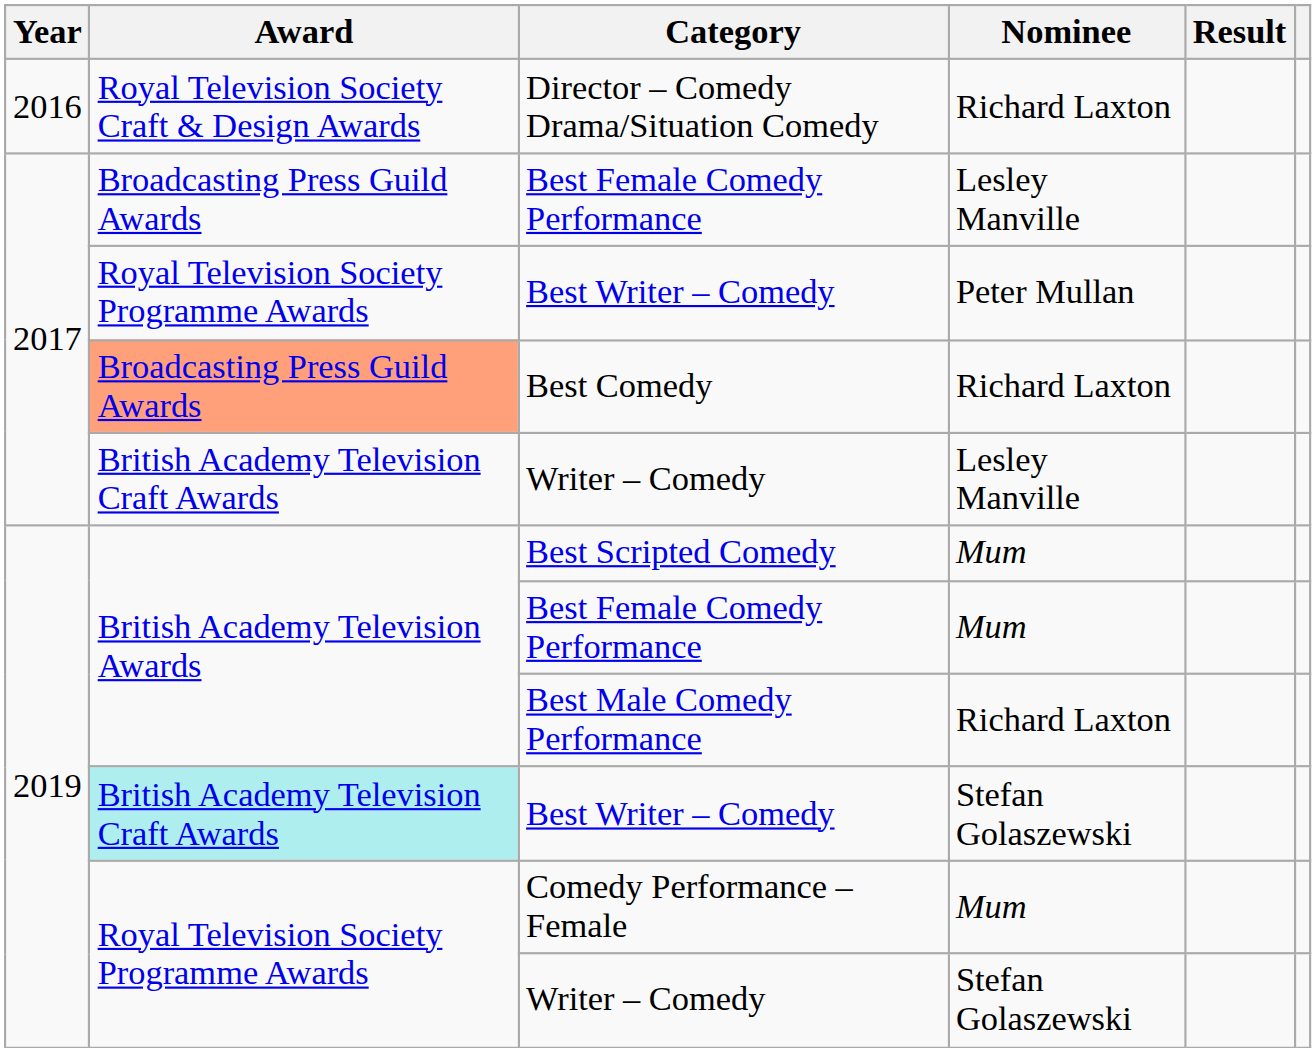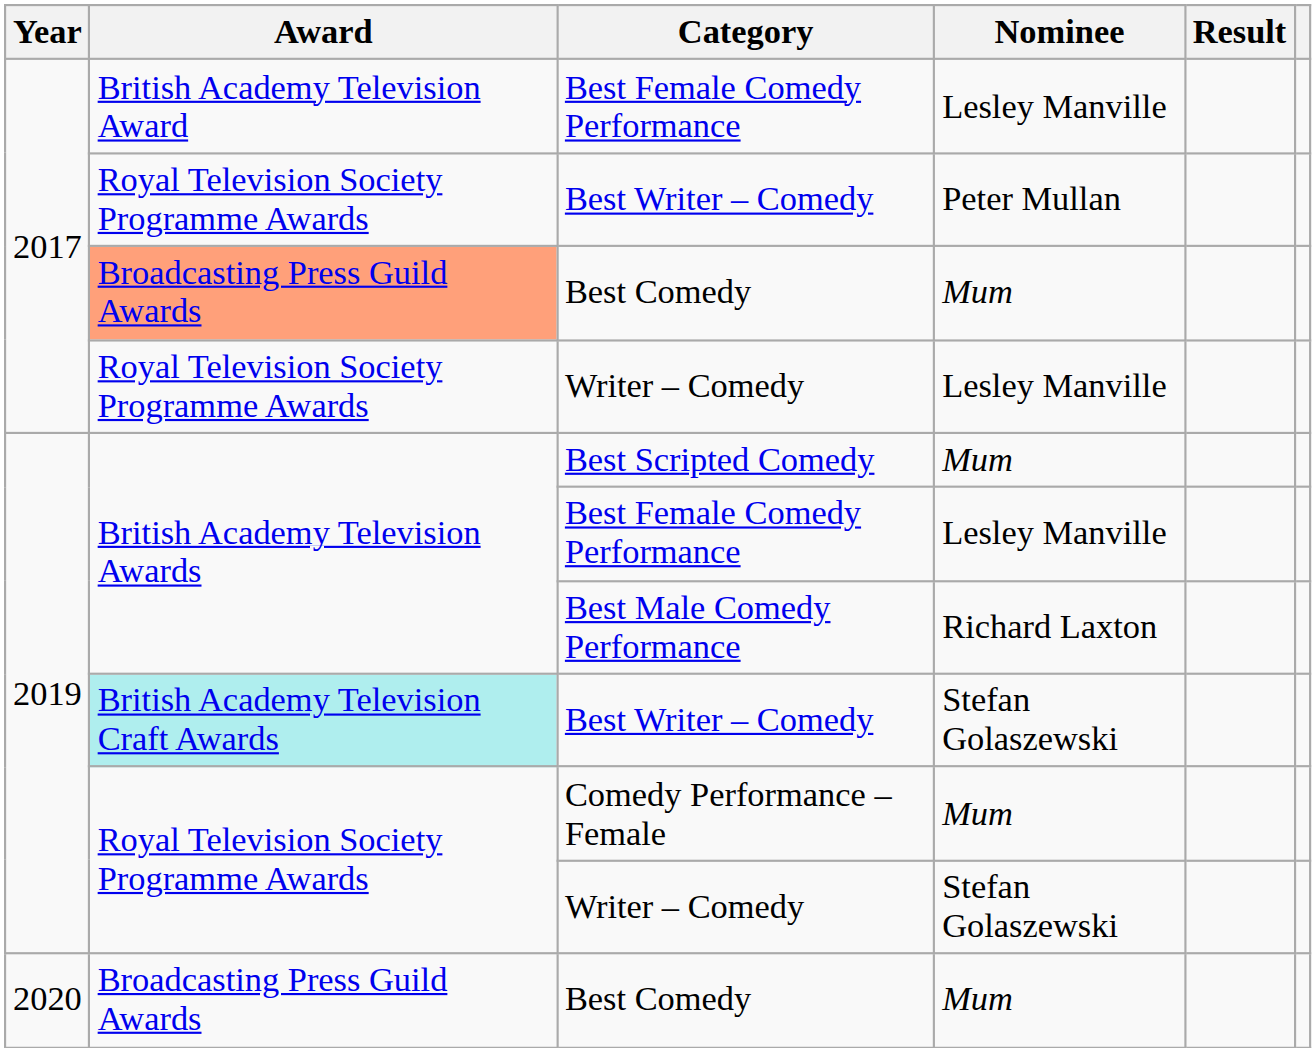- row: (47, 105)
(273, 198) Broadcasting Press Guild Awards -> (289, 105) British Academy Television Award
(1063, 385) Richard Laxton -> (978, 292) Mum
(289, 478) British Academy Television Craft Awards -> (270, 385) Royal Television Society Programme Awards
(991, 626) Mum -> (1054, 533) Lesley Manville
+ row: (47, 999)
